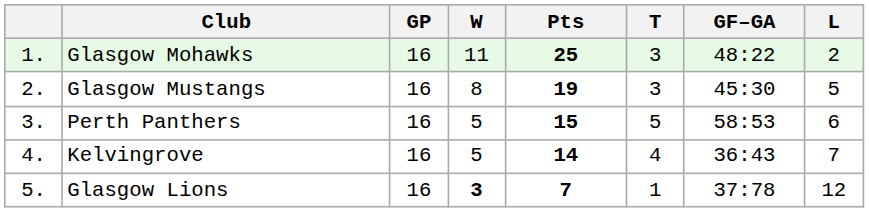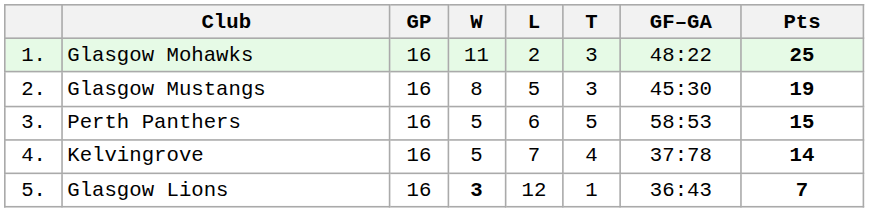columns swapped: (834, 22) <-> (566, 22)
(744, 156) 36:43 -> (681, 156) 37:78
(744, 190) 37:78 -> (681, 190) 36:43
